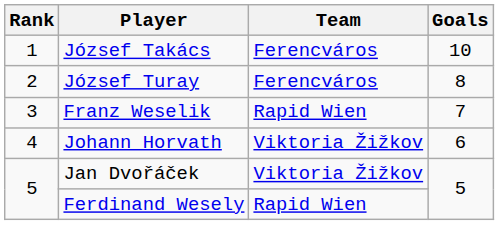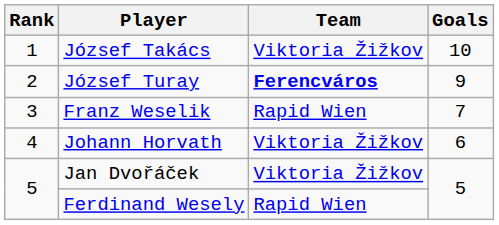(316, 51) Ferencváros -> (338, 51) Viktoria Žižkov
(316, 82) normal -> (316, 82) bold
(460, 82) 8 -> (460, 82) 9
